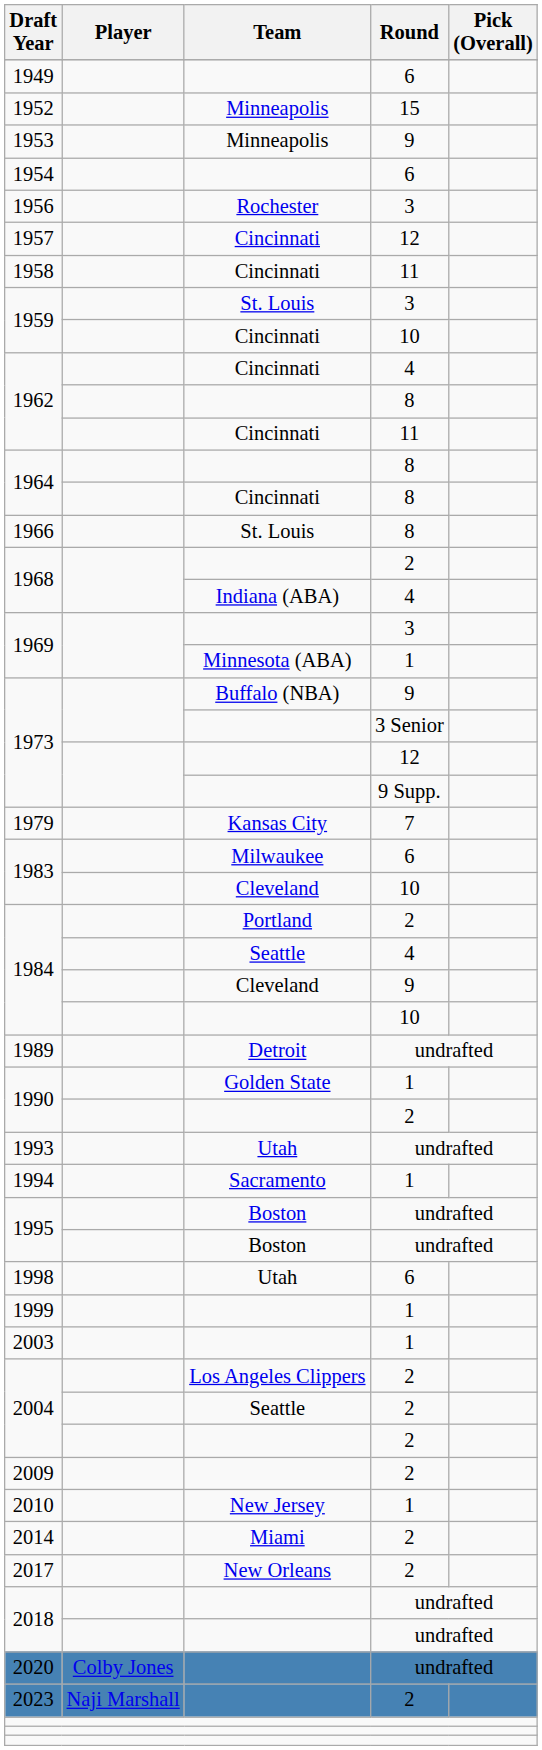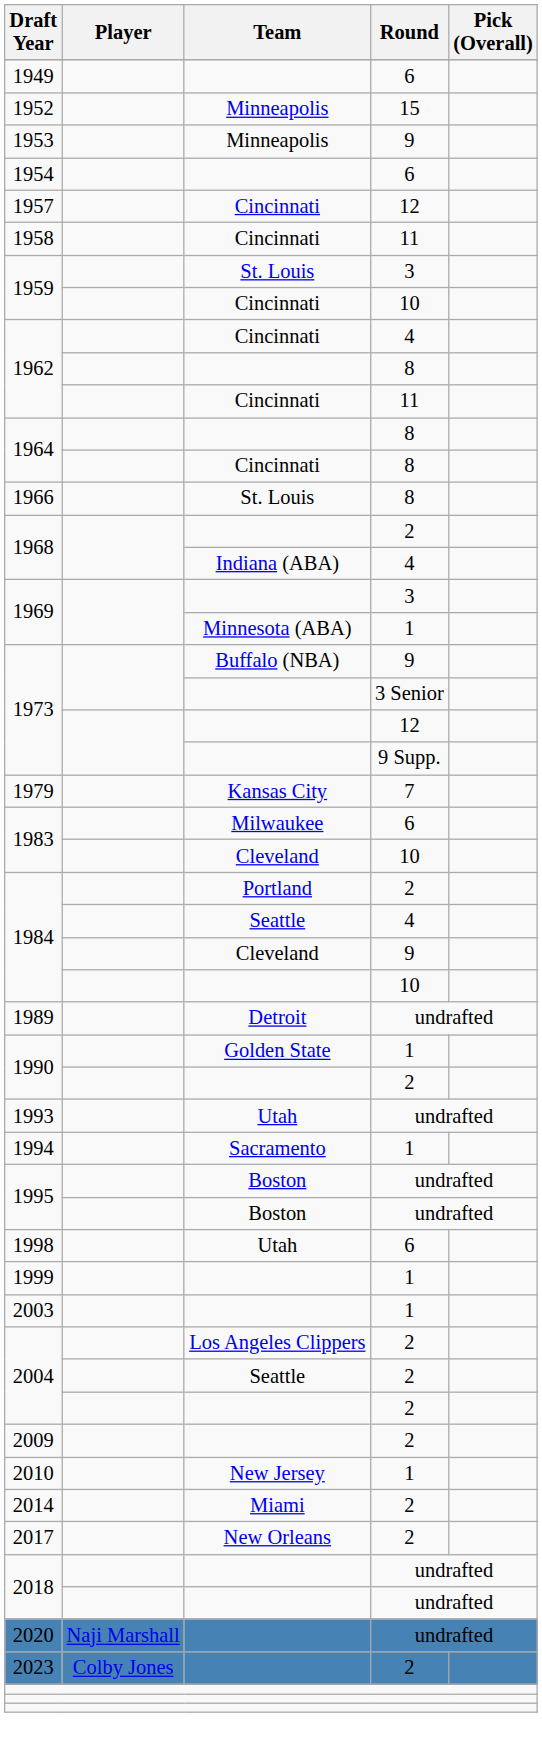- row: (33, 206)
(123, 1667) Colby Jones -> (123, 1635) Naji Marshall
(123, 1700) Naji Marshall -> (123, 1667) Colby Jones
